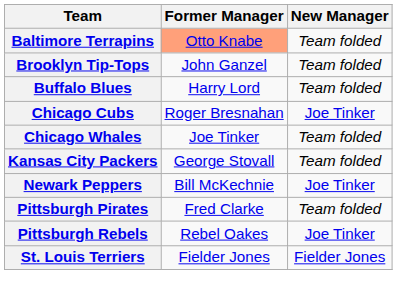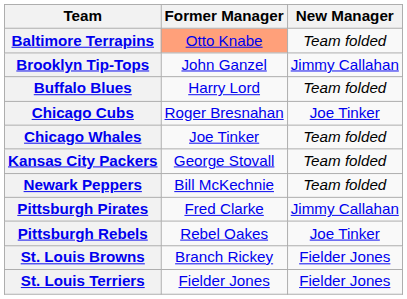(340, 64) Team folded -> (345, 64) Jimmy Callahan
(340, 185) Joe Tinker -> (345, 185) Team folded
(340, 209) Team folded -> (345, 209) Jimmy Callahan
+ row: (83, 257)
